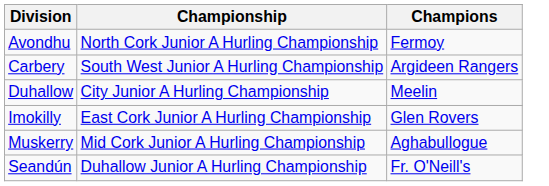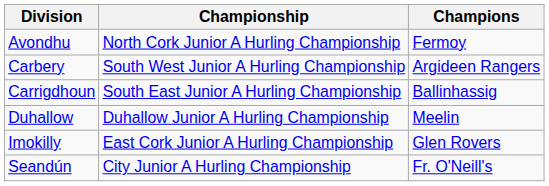+ row: (52, 92)
(205, 92) City Junior A Hurling Championship -> (246, 117) Duhallow Junior A Hurling Championship
- row: (41, 142)
(224, 167) Duhallow Junior A Hurling Championship -> (227, 167) City Junior A Hurling Championship
